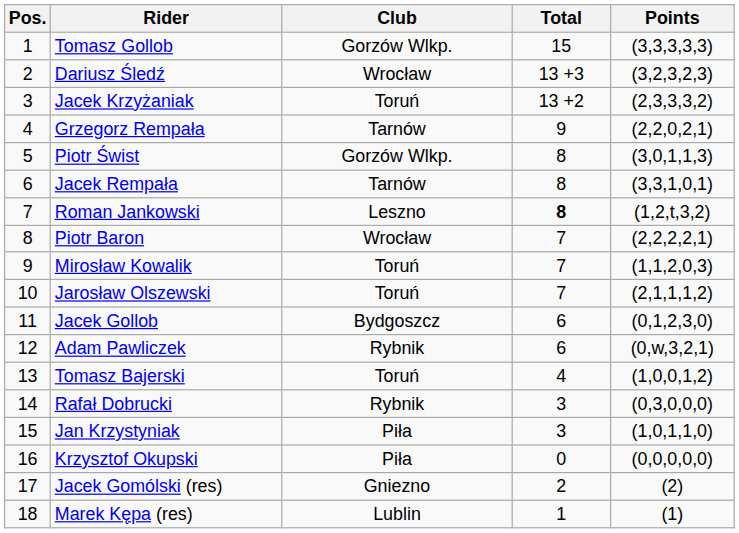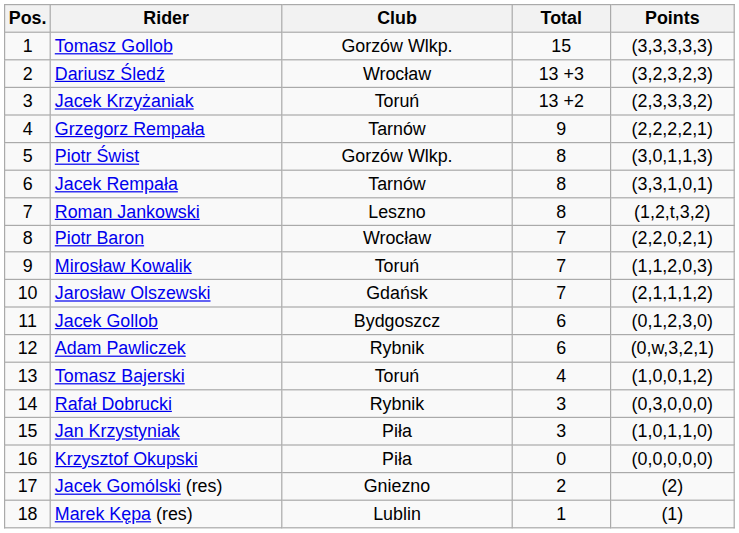(672, 128) (2,2,0,2,1) -> (672, 128) (2,2,2,2,1)
(561, 211) bold -> (561, 211) normal
(672, 238) (2,2,2,2,1) -> (672, 238) (2,2,0,2,1)
(397, 293) Toruń -> (397, 293) Gdańsk
